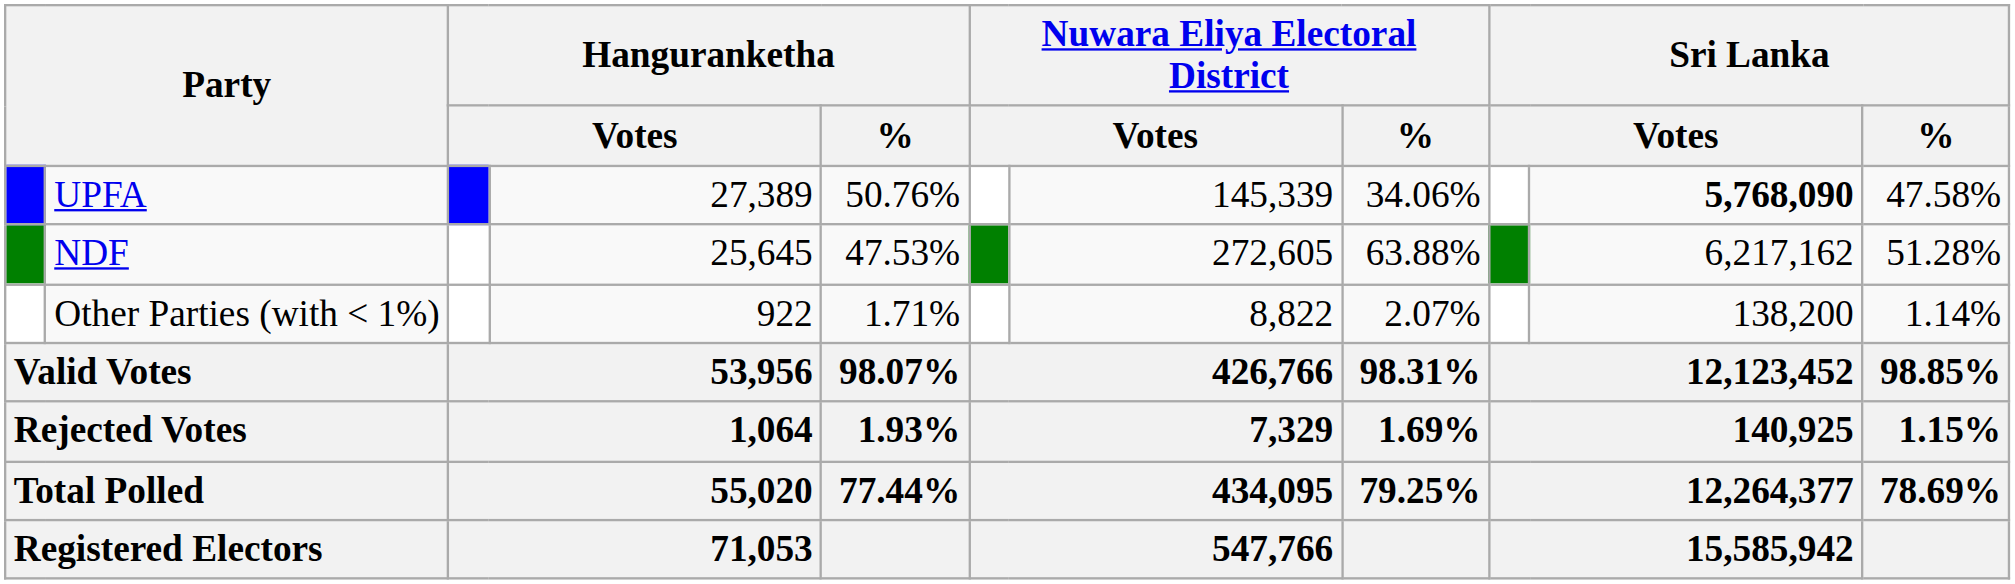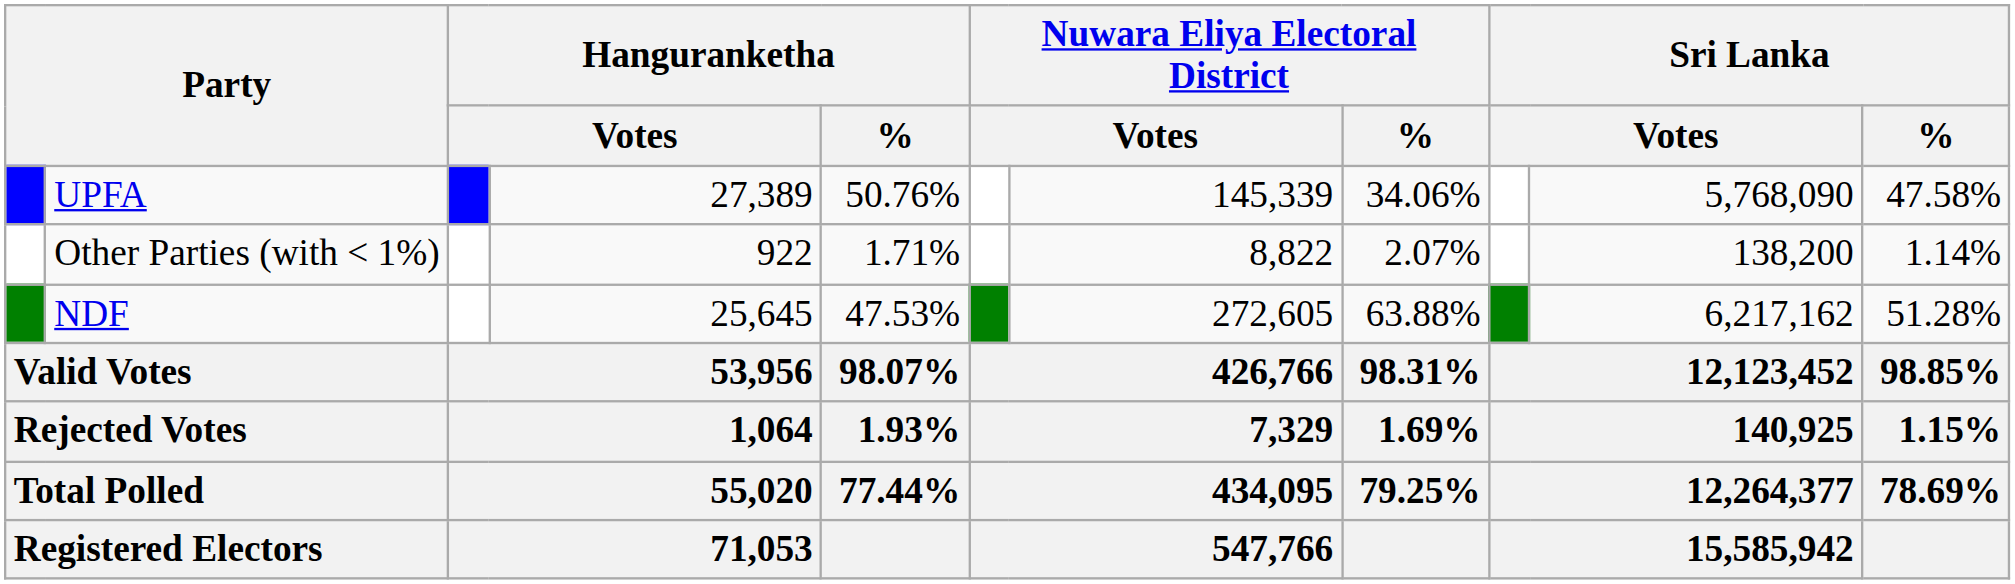(1779, 194) bold -> (1779, 194) normal
rows swapped: (92, 253) <-> (247, 312)
